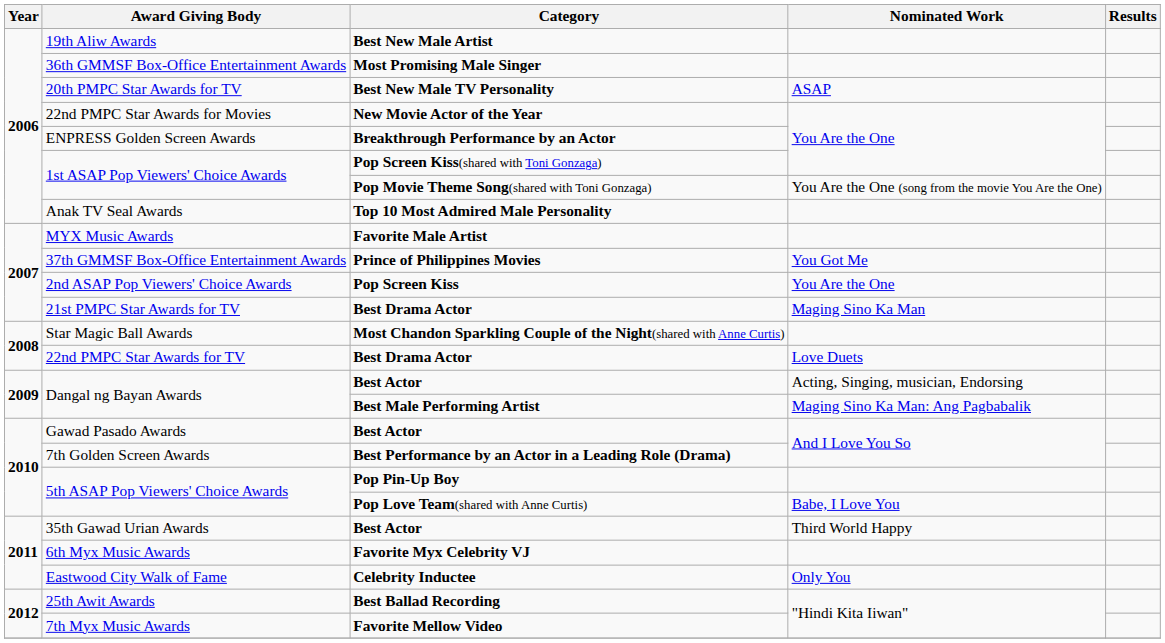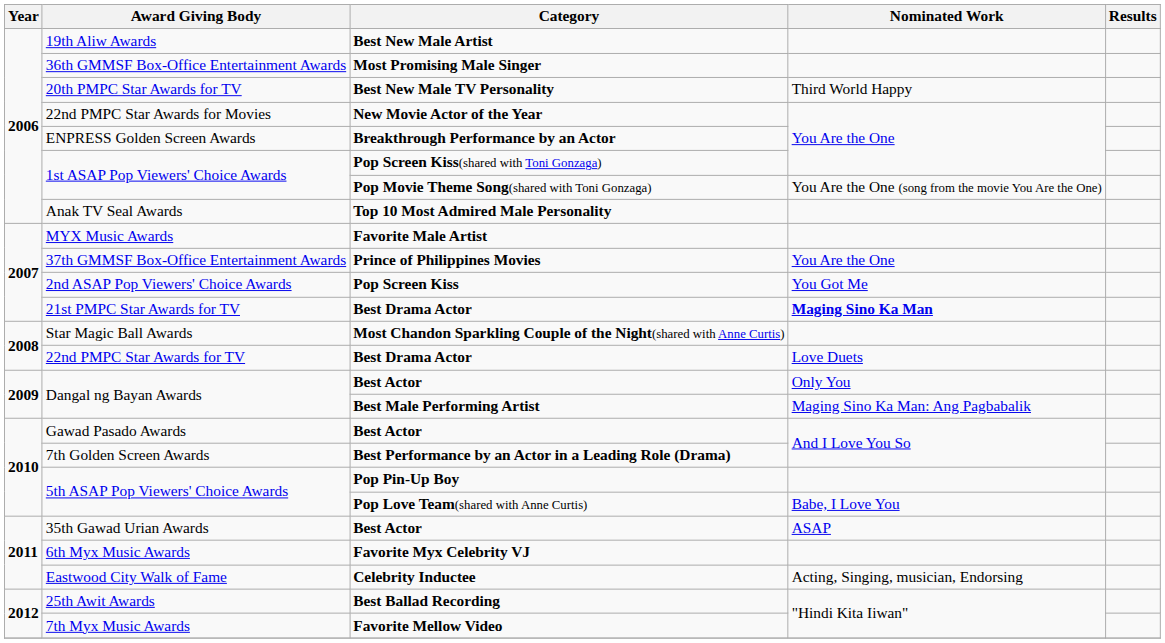(811, 89) ASAP -> (852, 89) Third World Happy
(830, 260) You Got Me -> (843, 260) You Are the One
(843, 284) You Are the One -> (830, 284) You Got Me
(858, 308) normal -> (862, 308) bold
(907, 382) Acting, Singing, musician, Endorsing -> (821, 382) Only You
(852, 528) Third World Happy -> (811, 528) ASAP
(821, 576) Only You -> (907, 576) Acting, Singing, musician, Endorsing
